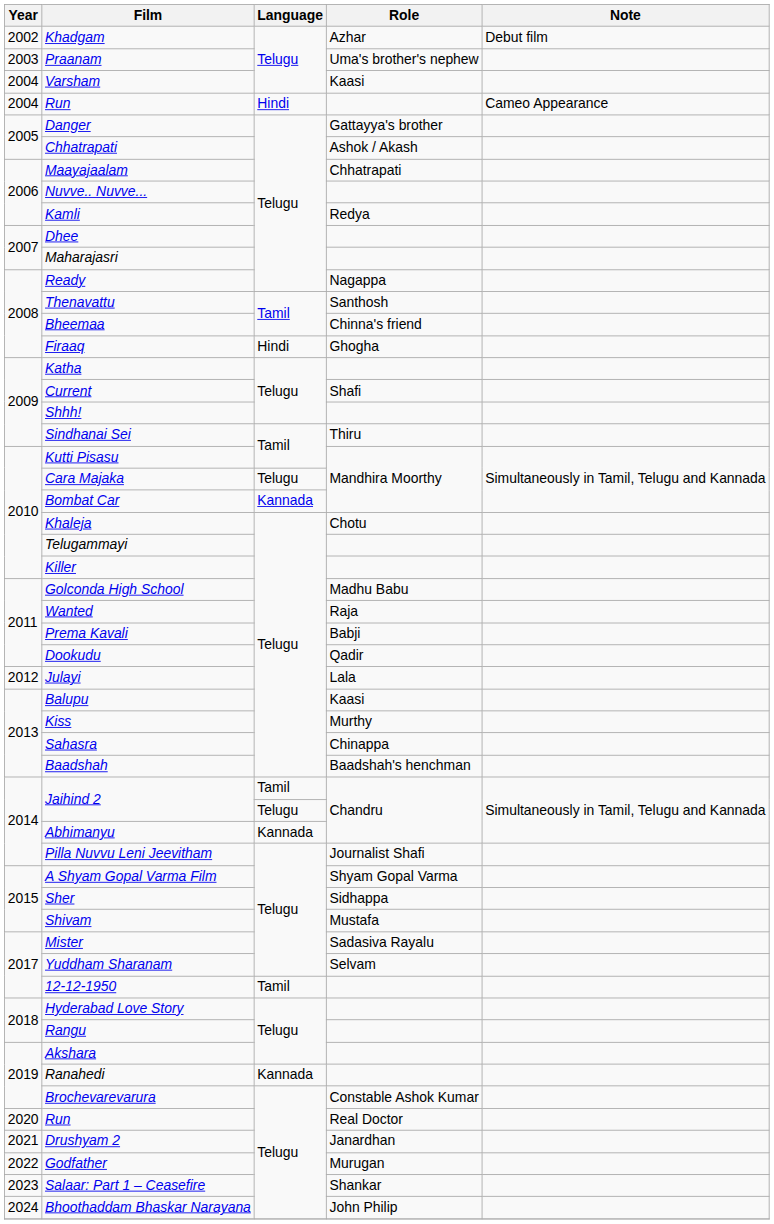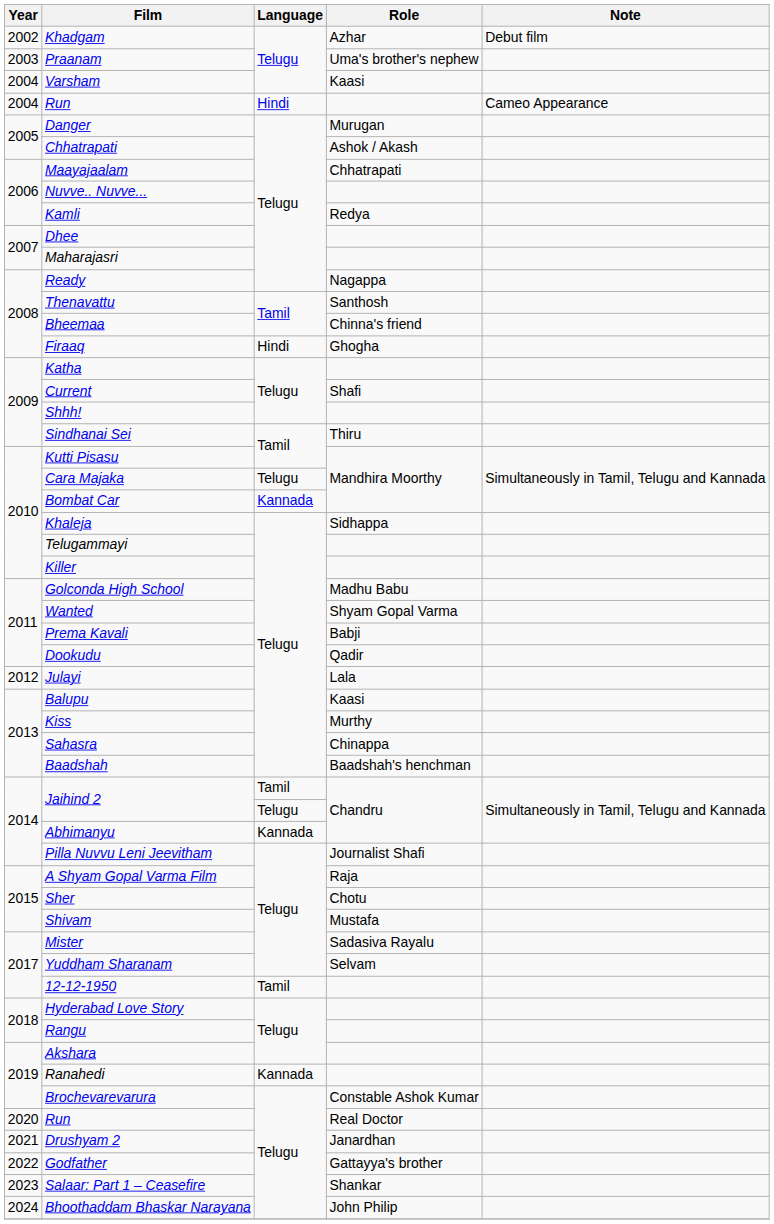(386, 125) Gattayya's brother -> (357, 125) Murugan
(348, 523) Chotu -> (359, 523) Sidhappa
(344, 611) Raja -> (394, 611) Shyam Gopal Varma
(394, 876) Shyam Gopal Varma -> (344, 876) Raja
(359, 898) Sidhappa -> (348, 898) Chotu
(357, 1163) Murugan -> (386, 1163) Gattayya's brother
